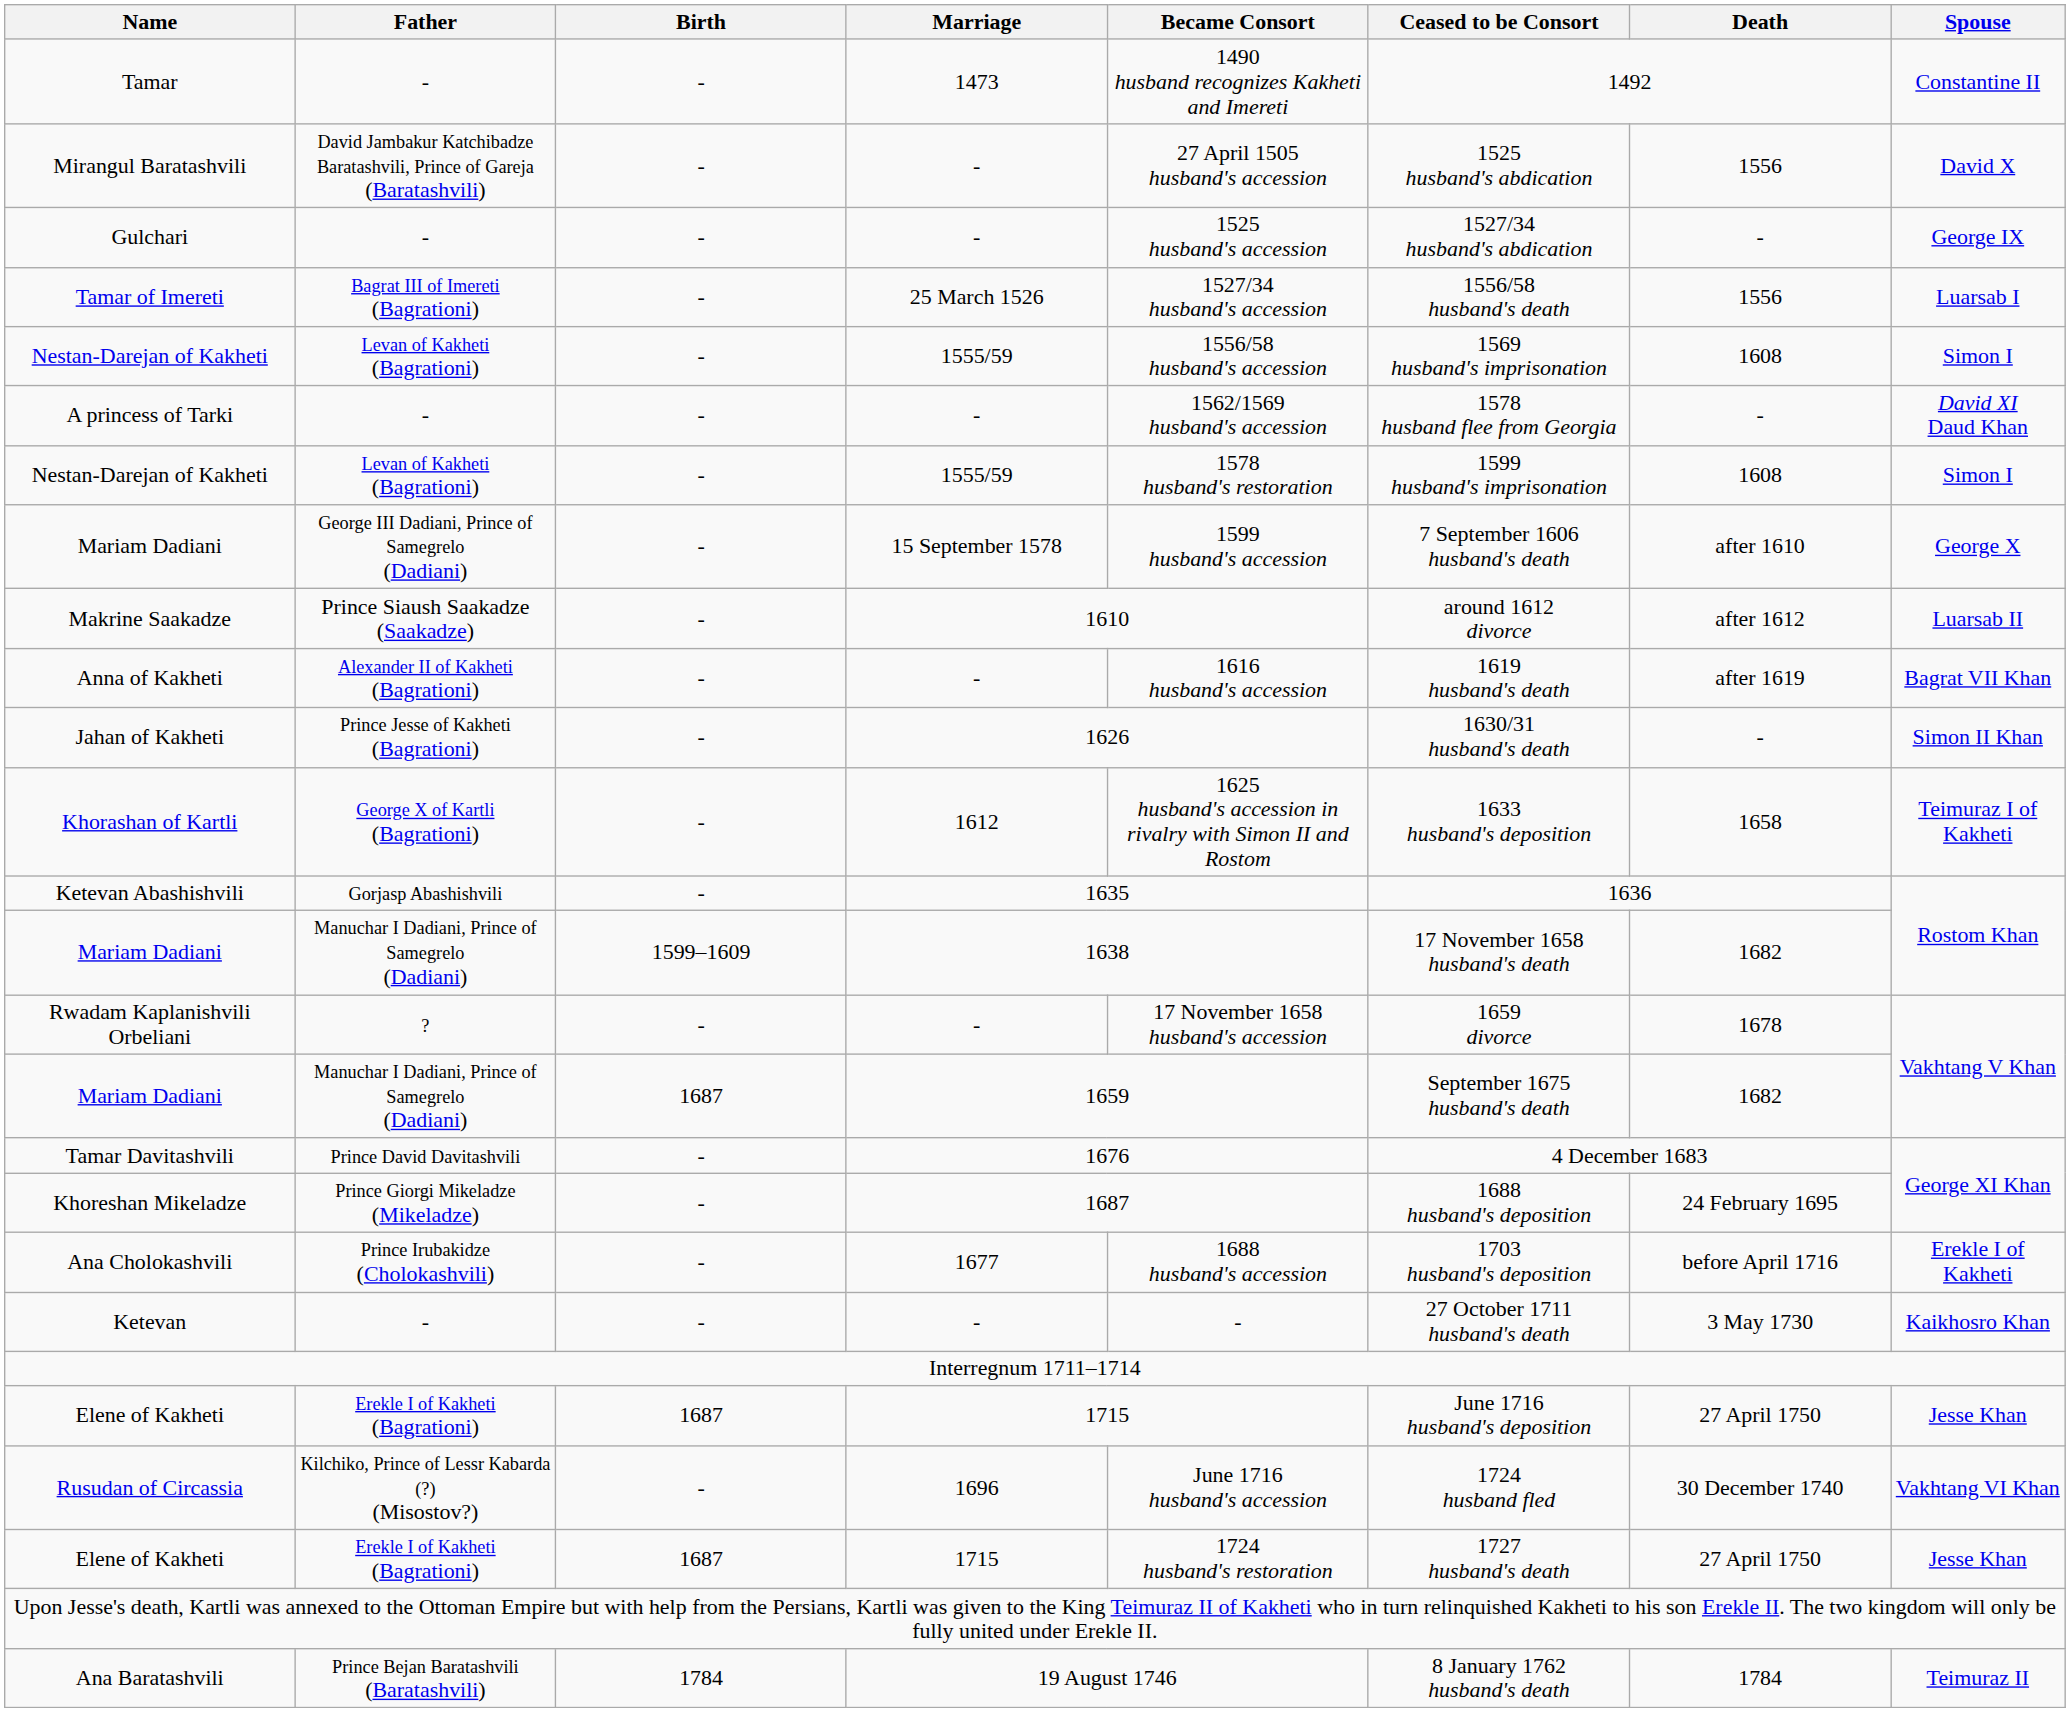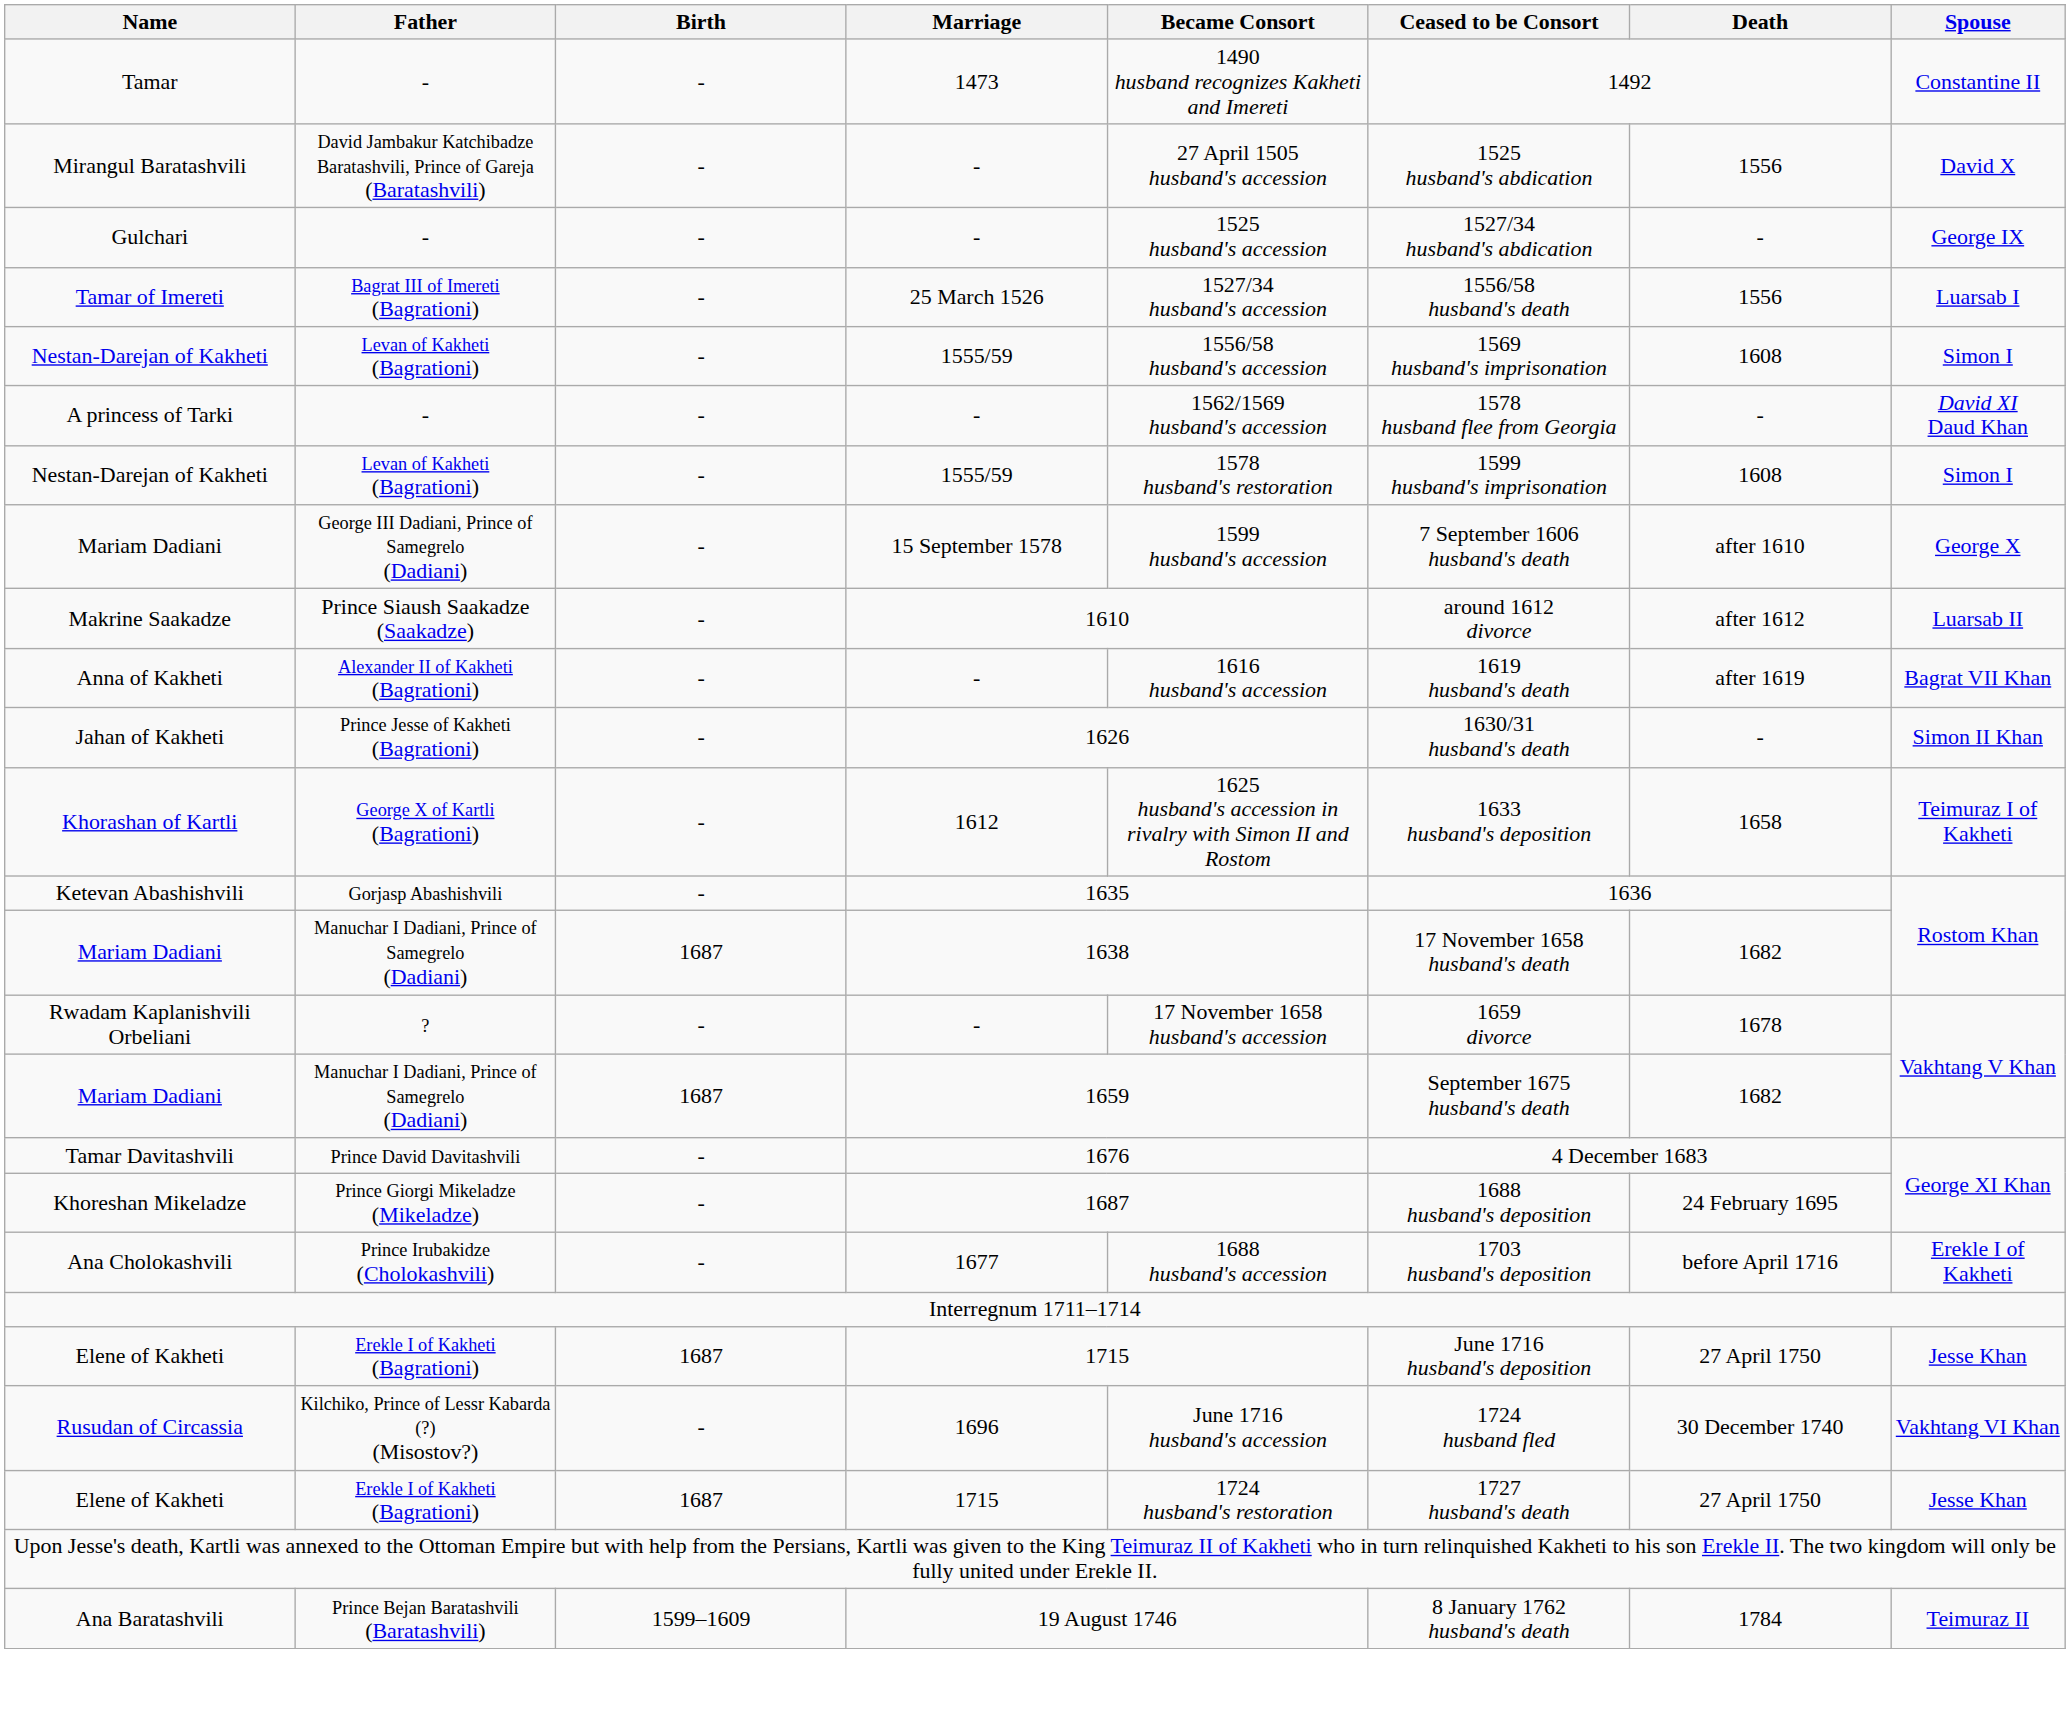(701, 952) 1599–1609 -> (701, 952) 1687
- row: (150, 1321)
(701, 1677) 1784 -> (701, 1618) 1599–1609
